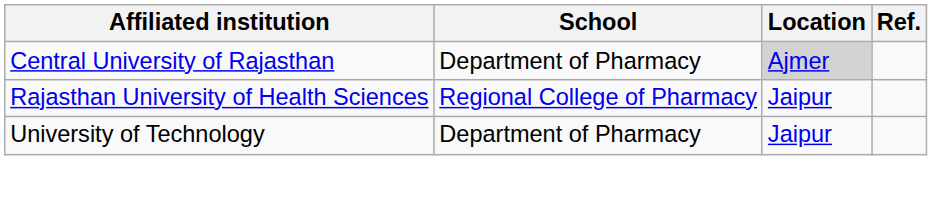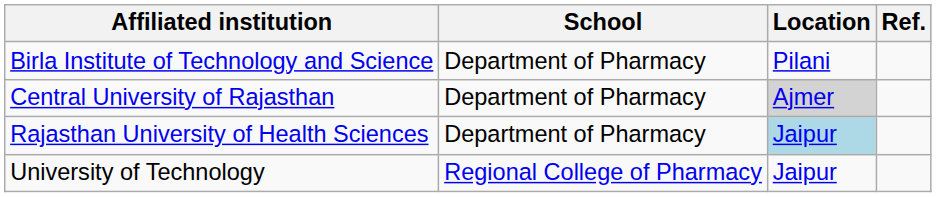+ row: (222, 60)
(598, 97) Regional College of Pharmacy -> (575, 135) Department of Pharmacy
(800, 97) no background -> (805, 135) lightblue background
(570, 135) Department of Pharmacy -> (603, 172) Regional College of Pharmacy
